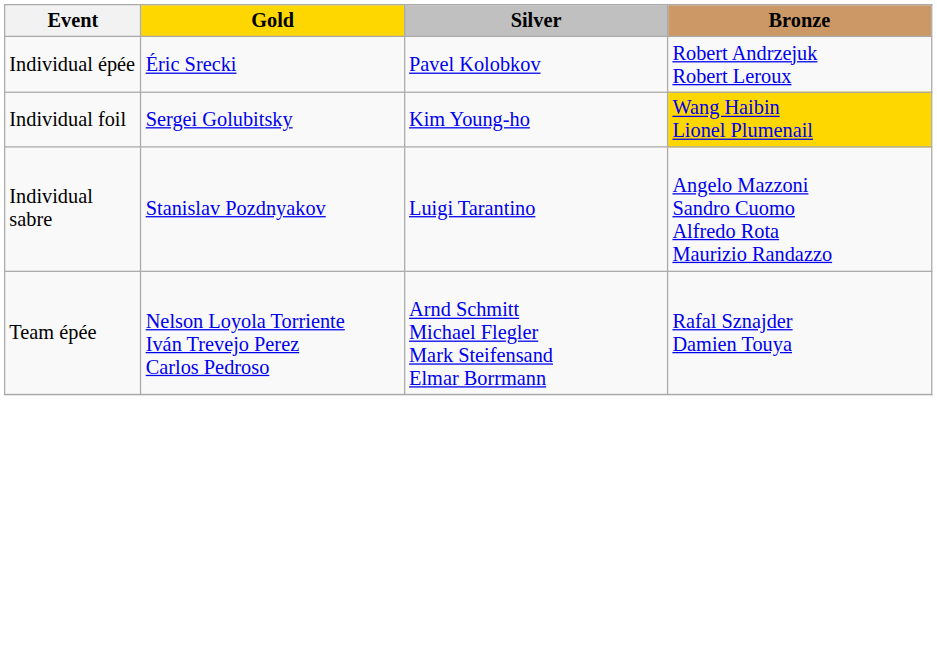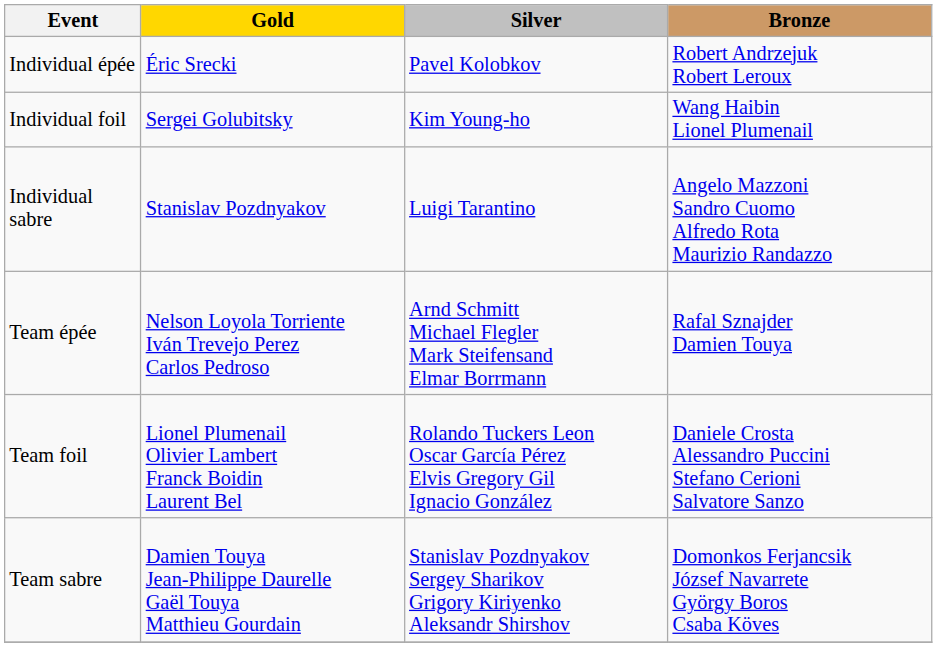(743, 119) gold background -> (743, 119) no background
+ row: (48, 456)
+ row: (56, 579)
